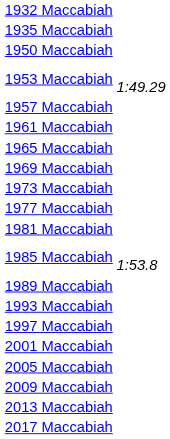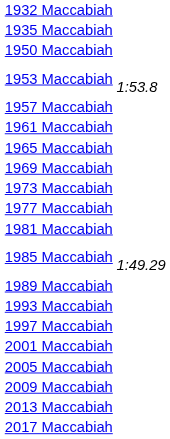(141, 87) 1:49.29 -> (137, 87) 1:53.8
(137, 265) 1:53.8 -> (141, 265) 1:49.29
